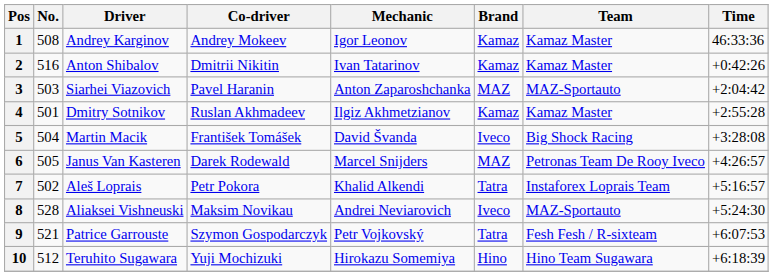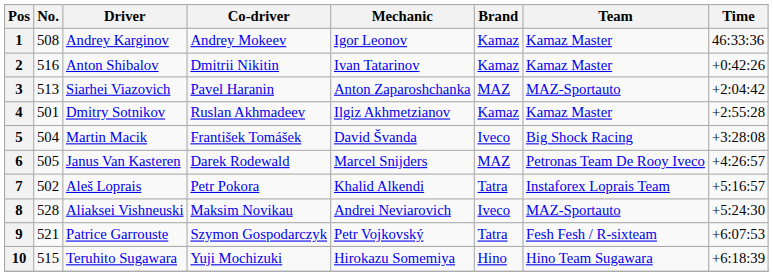(48, 88) 503 -> (48, 88) 513
(48, 258) 512 -> (48, 258) 515
